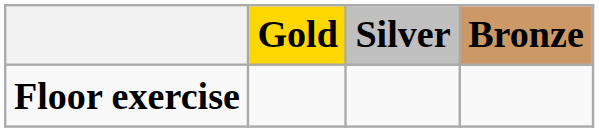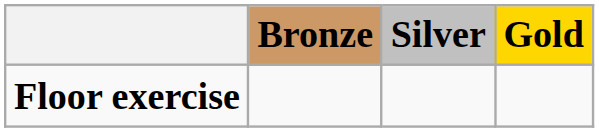columns swapped: (298, 34) <-> (526, 34)
